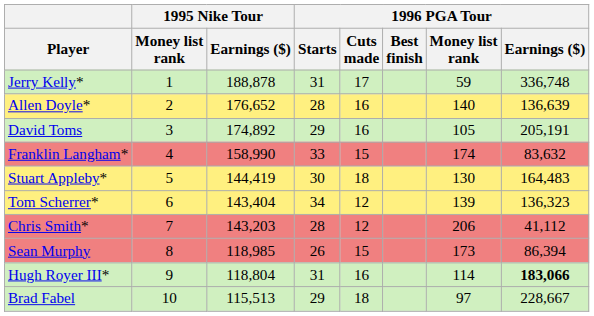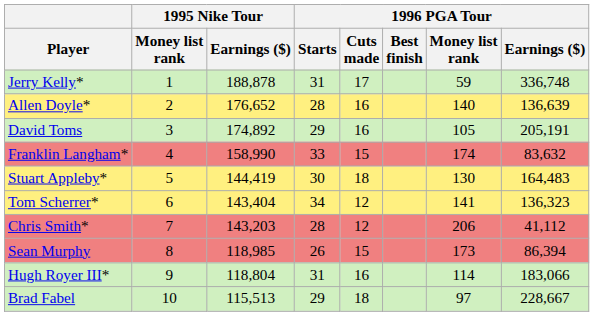(464, 202) 139 -> (464, 202) 141
(545, 274) bold -> (545, 274) normal
